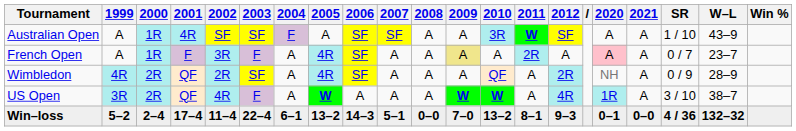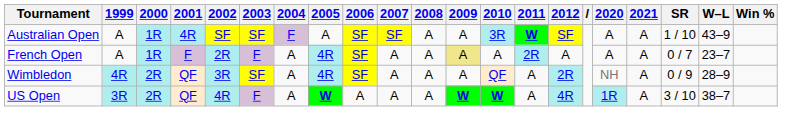(222, 55) 3R -> (222, 55) 2R
(609, 55) pink background -> (609, 55) no background
(222, 75) 2R -> (222, 75) 3R
- row: (35, 116)
